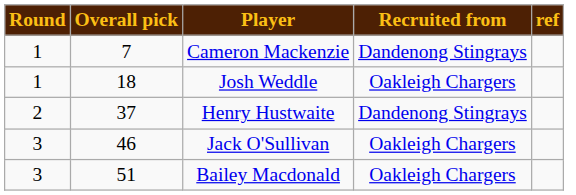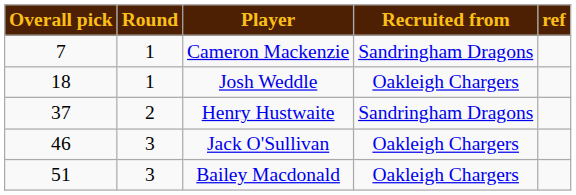columns swapped: (37, 19) <-> (126, 19)
(442, 50) Dandenong Stingrays -> (446, 50) Sandringham Dragons
(442, 112) Dandenong Stingrays -> (446, 112) Sandringham Dragons
